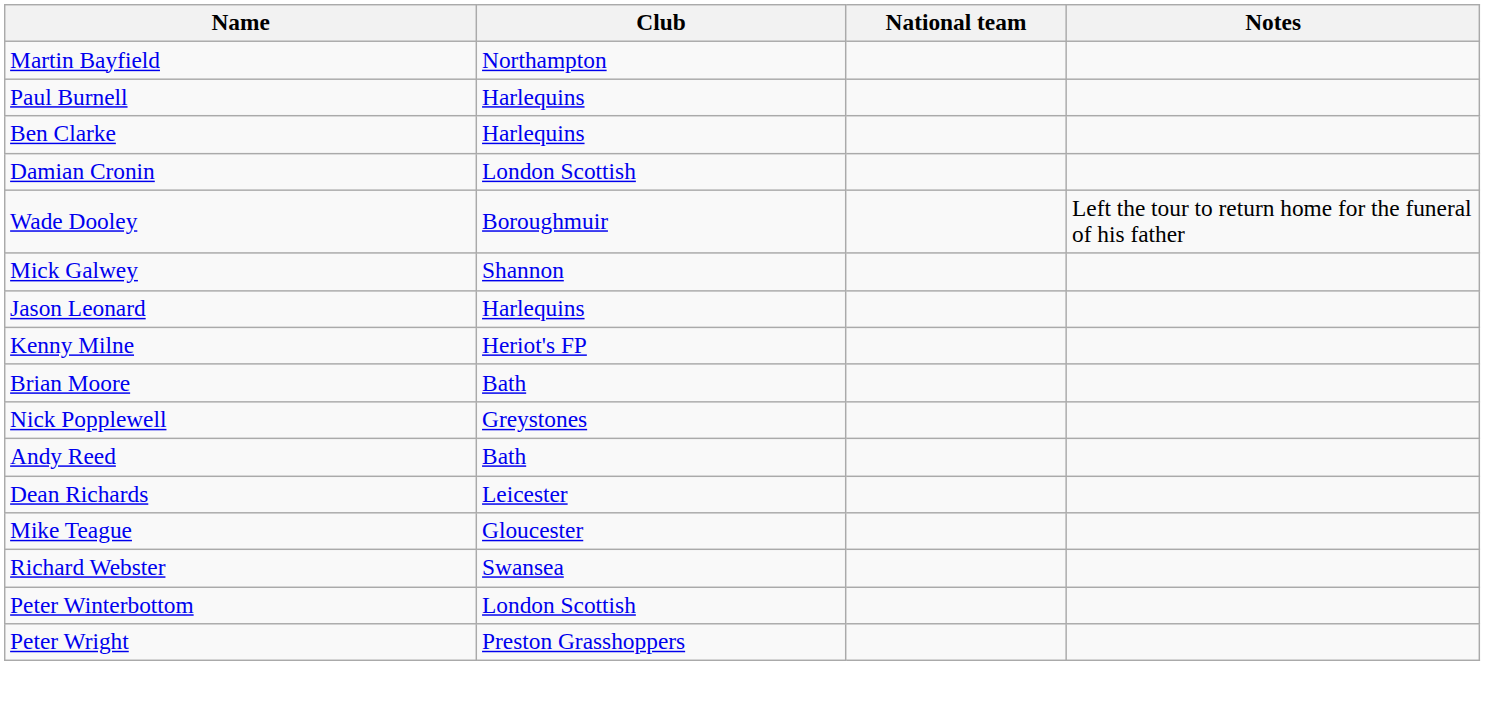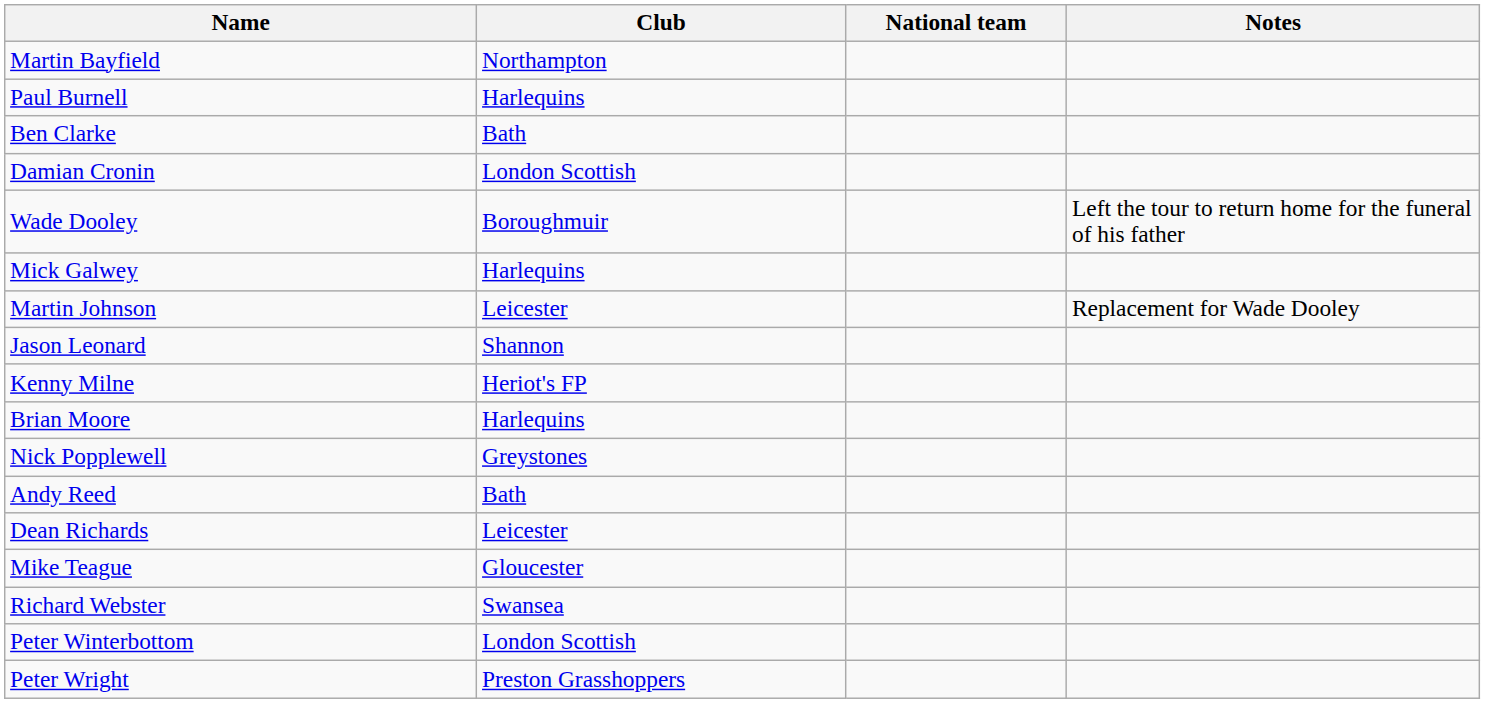(533, 134) Harlequins -> (504, 134) Bath
(523, 271) Shannon -> (533, 271) Harlequins
+ row: (83, 308)
(533, 308) Harlequins -> (523, 345) Shannon
(504, 382) Bath -> (533, 419) Harlequins
